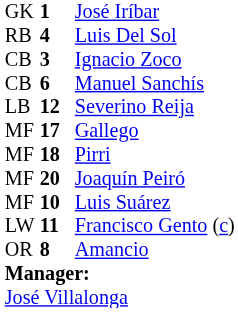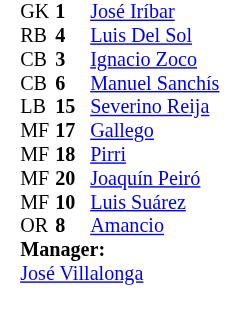(50, 106) 12 -> (65, 106) 15
- row: (155, 225)
